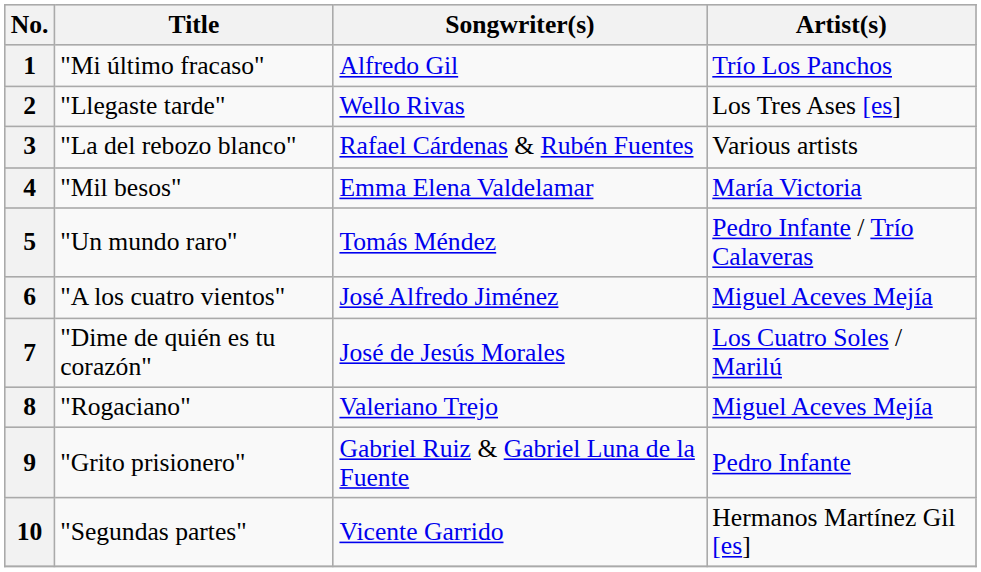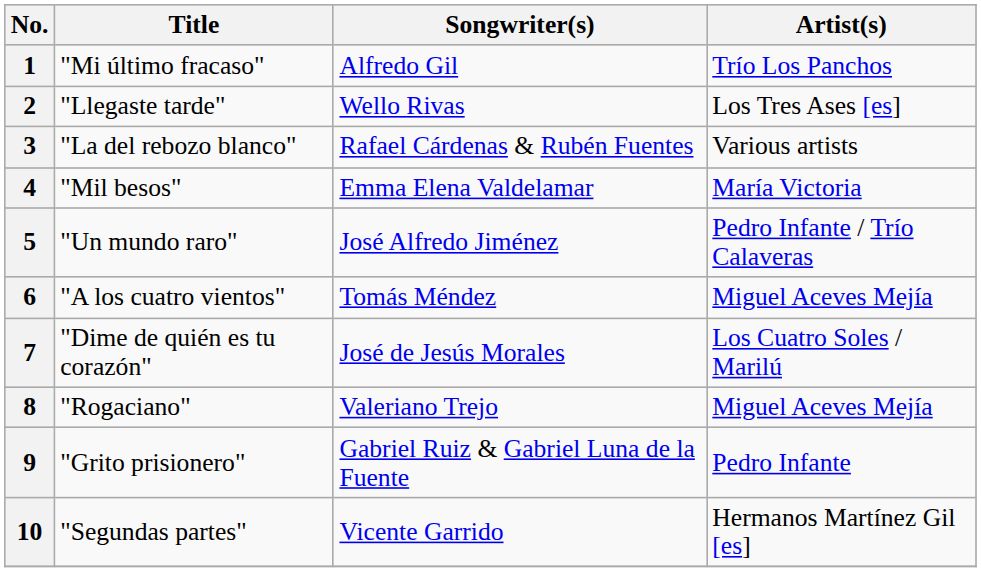(418, 242) Tomás Méndez -> (449, 242) José Alfredo Jiménez
(449, 297) José Alfredo Jiménez -> (418, 297) Tomás Méndez
